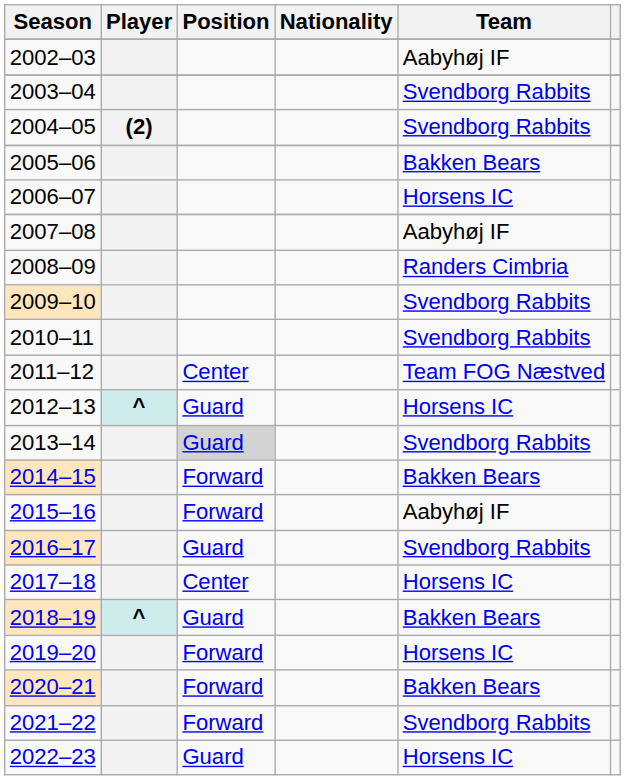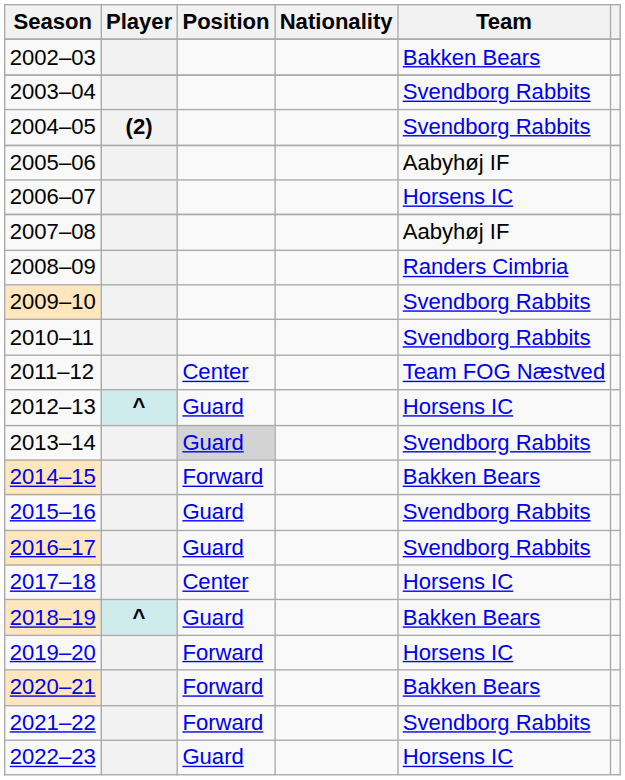(456, 57) Aabyhøj IF -> (471, 57) Bakken Bears
(471, 162) Bakken Bears -> (456, 162) Aabyhøj IF
(223, 512) Forward -> (213, 512) Guard
(456, 512) Aabyhøj IF -> (497, 512) Svendborg Rabbits
